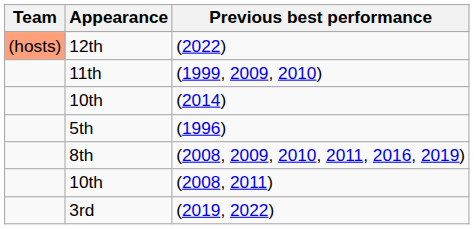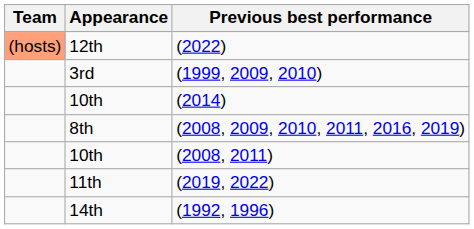(85, 73) 11th -> (82, 73) 3rd
- row: (201, 127)
(82, 210) 3rd -> (85, 182) 11th
+ row: (225, 210)
